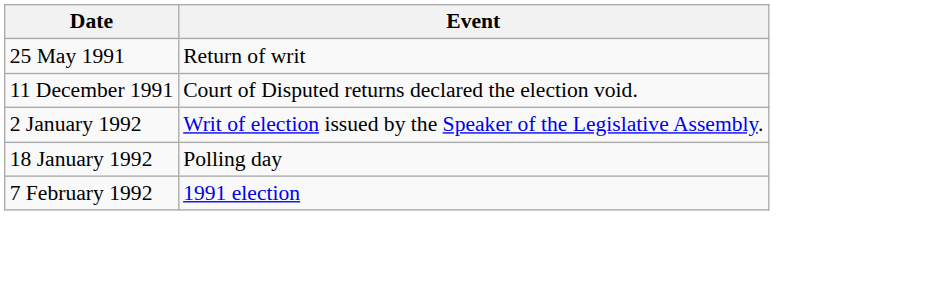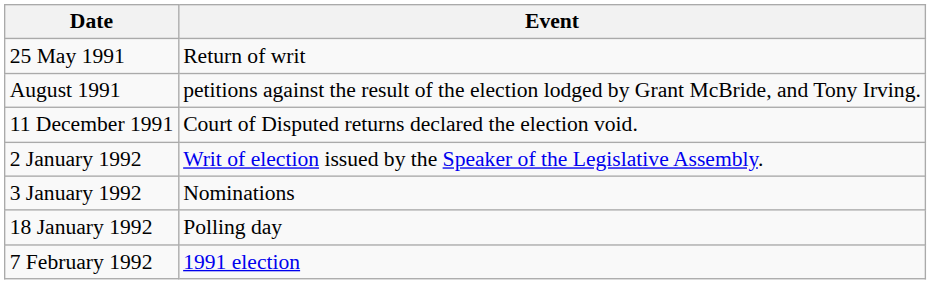+ row: (65, 90)
+ row: (76, 192)
